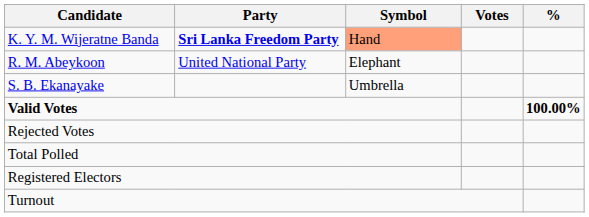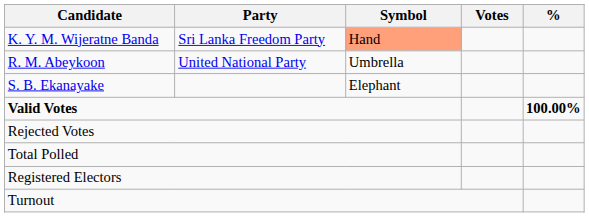(258, 39) bold -> (252, 39) normal
(375, 62) Elephant -> (376, 62) Umbrella
(376, 85) Umbrella -> (375, 85) Elephant
